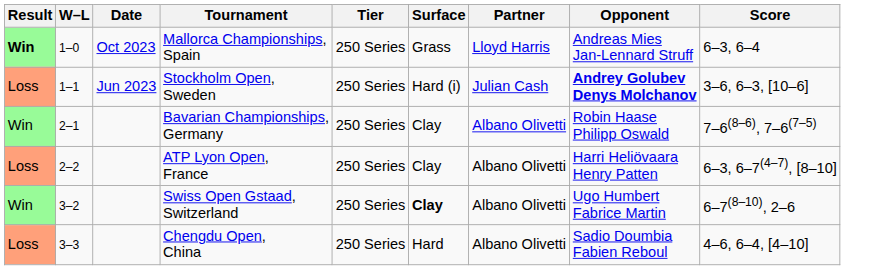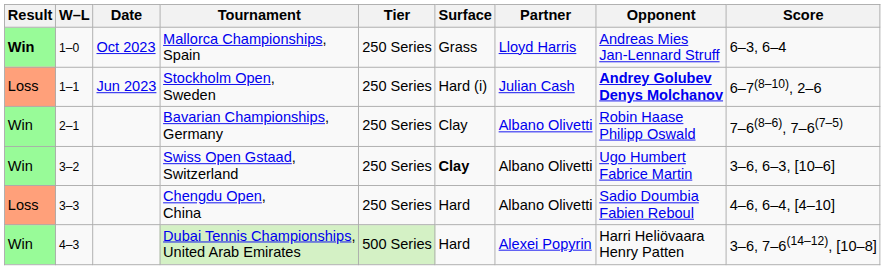(756, 86) 3–6, 6–3, [10–6] -> (776, 86) 6–7(8–10), 2–6
- row: (216, 165)
(749, 205) 6–7(8–10), 2–6 -> (782, 165) 3–6, 6–3, [10–6]
+ row: (259, 244)
